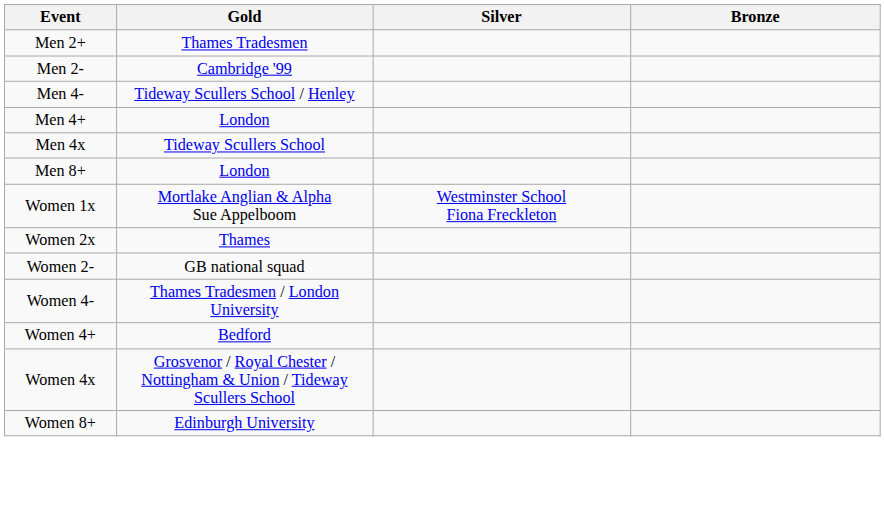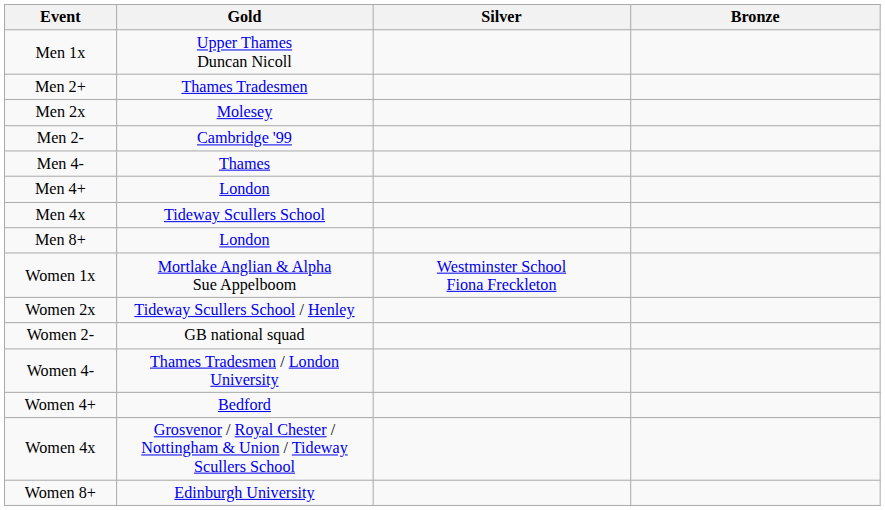+ row: (60, 52)
+ row: (60, 112)
(244, 94) Tideway Scullers School / Henley -> (244, 163) Thames
(244, 240) Thames -> (244, 309) Tideway Scullers School / Henley
